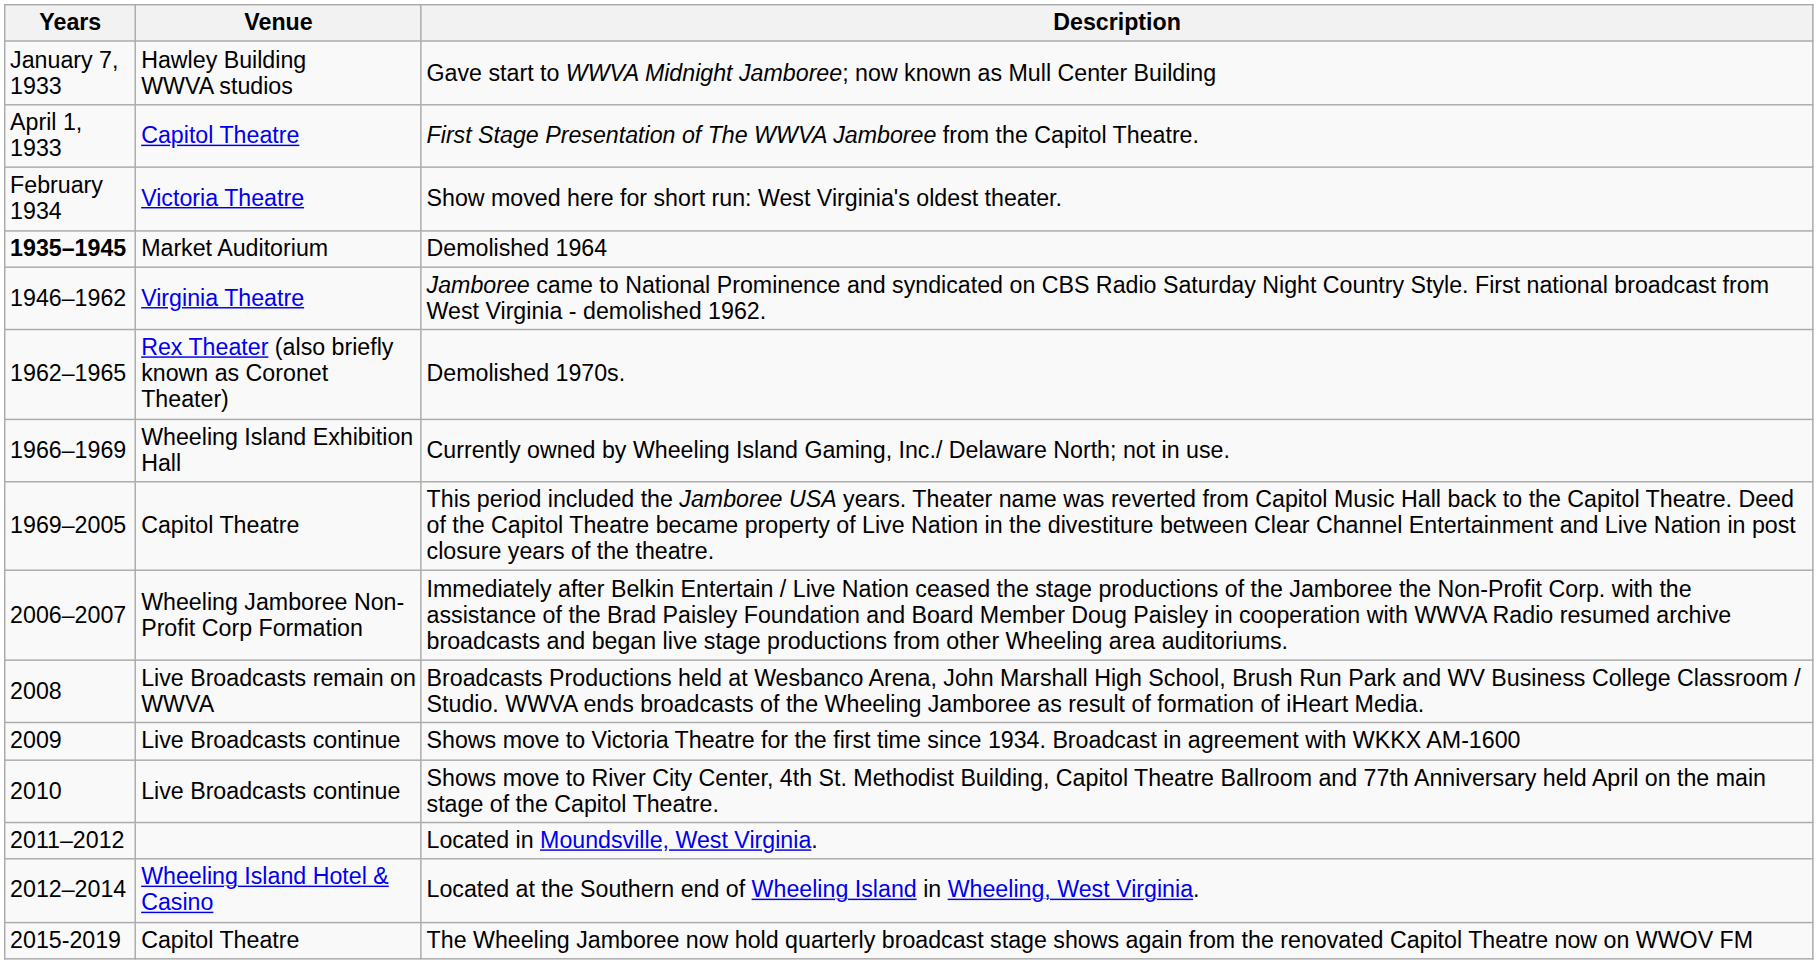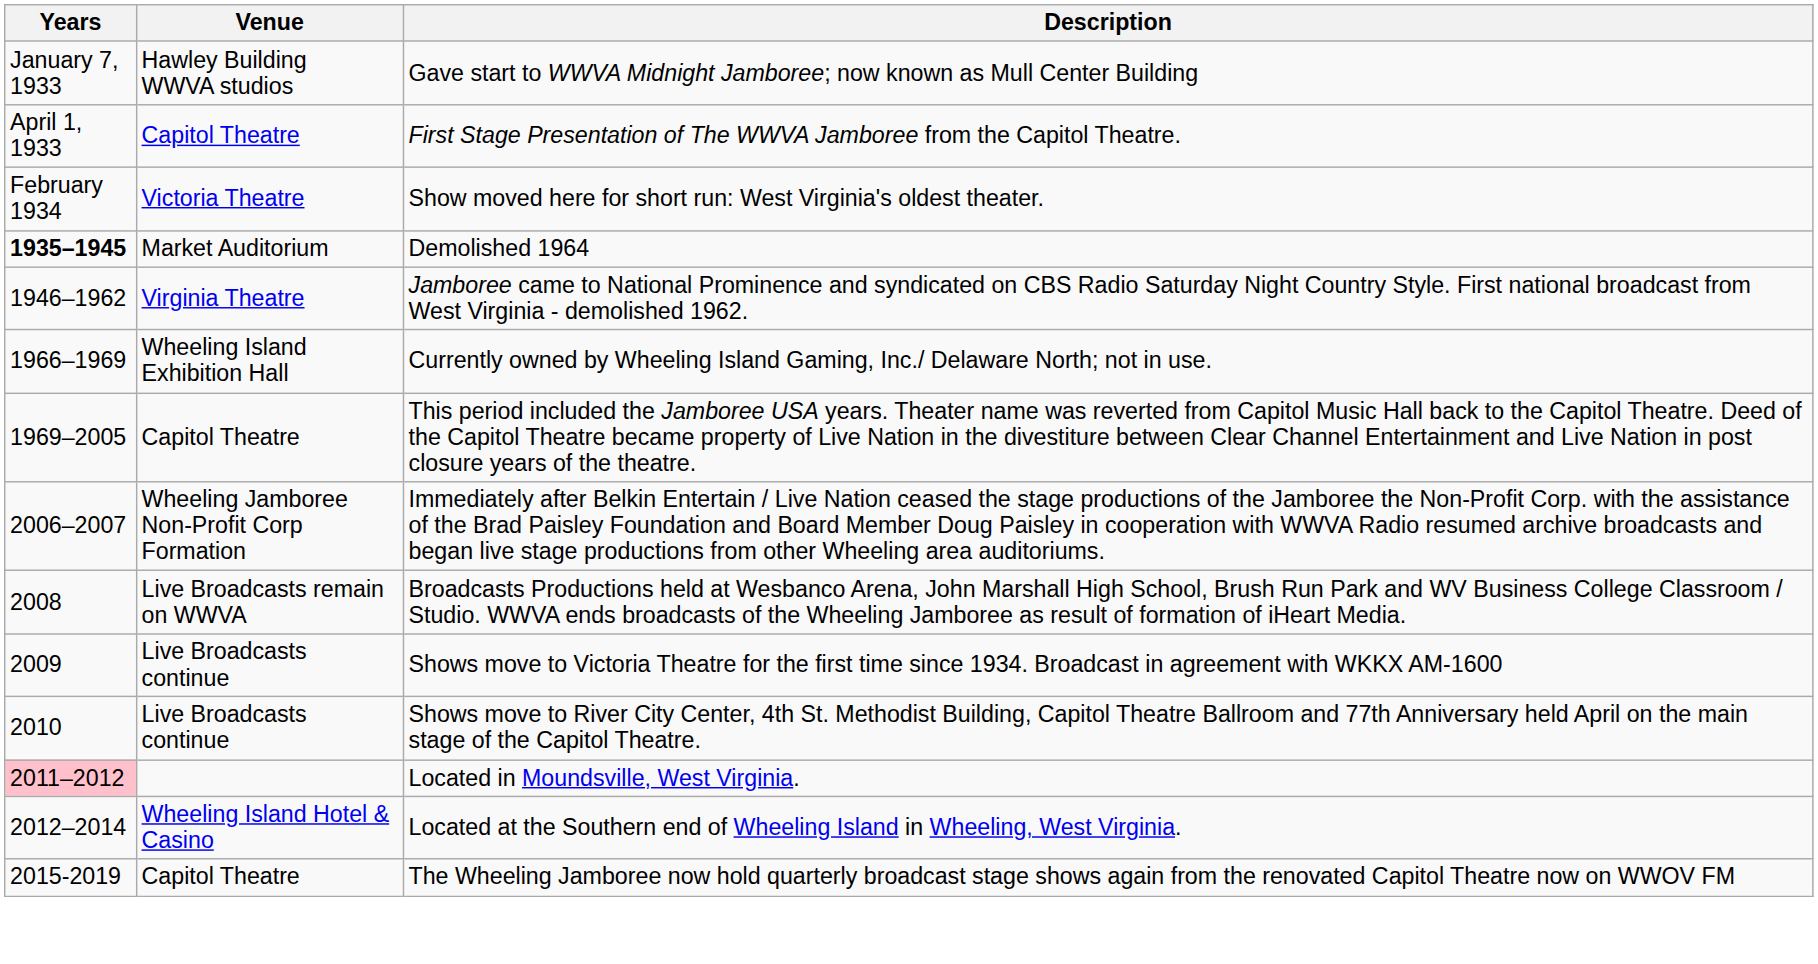- row: (526, 374)
(67, 840) no background -> (67, 777) pink background
